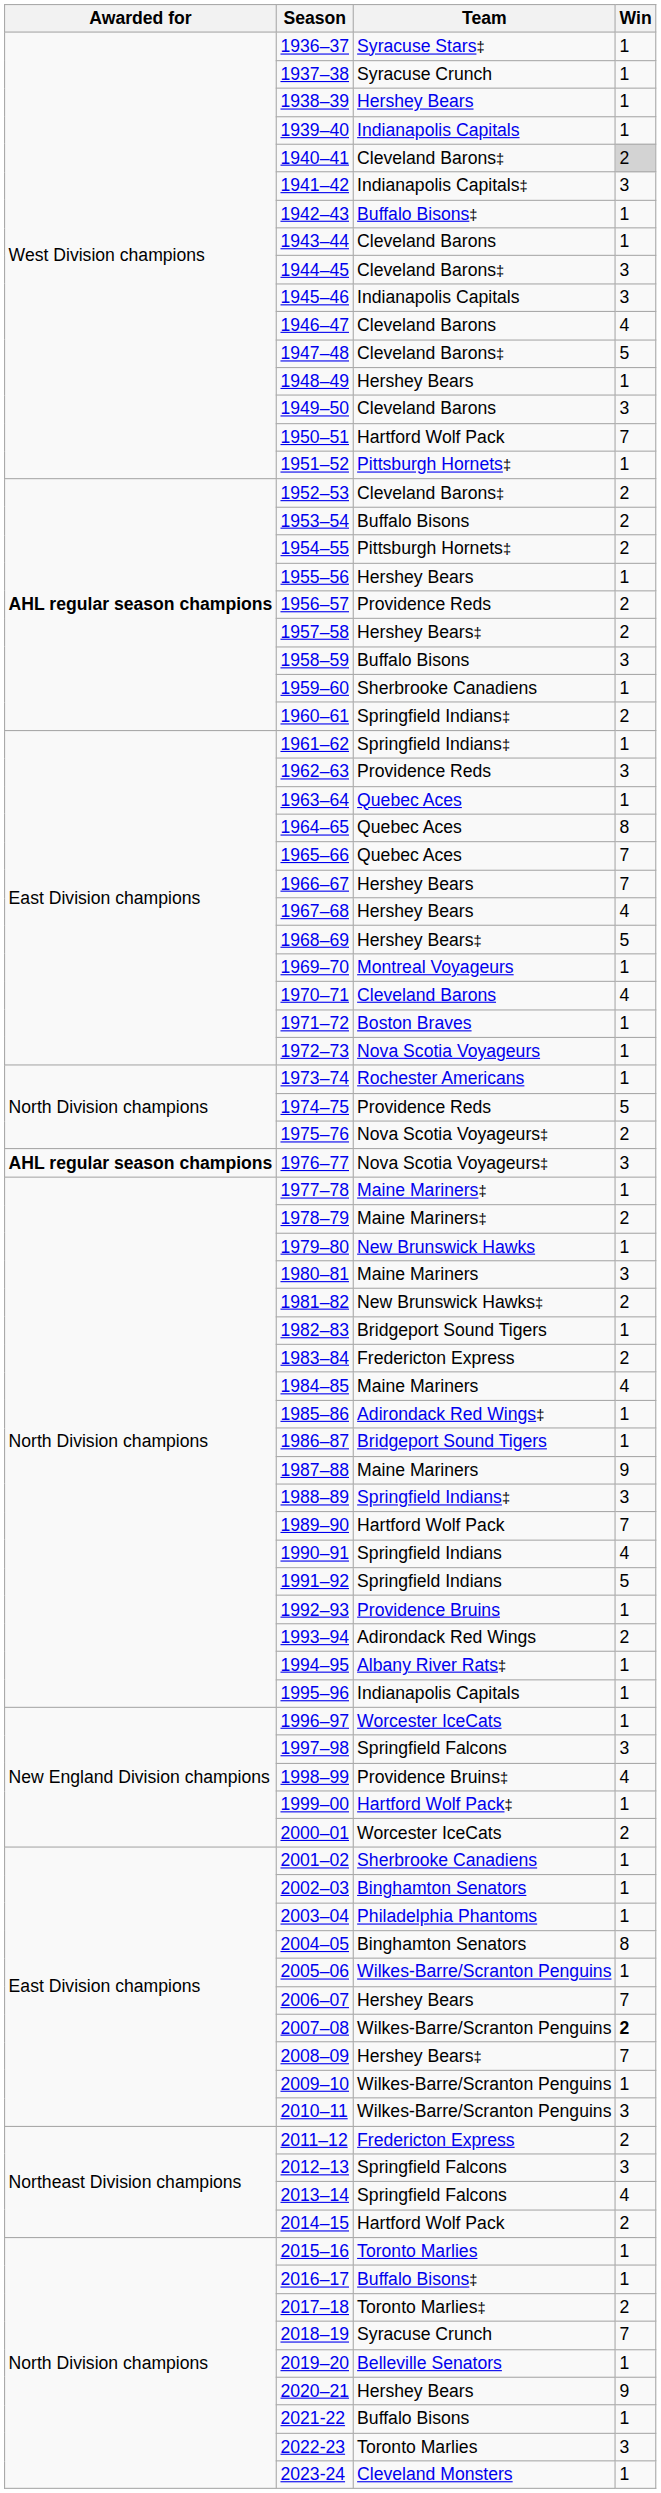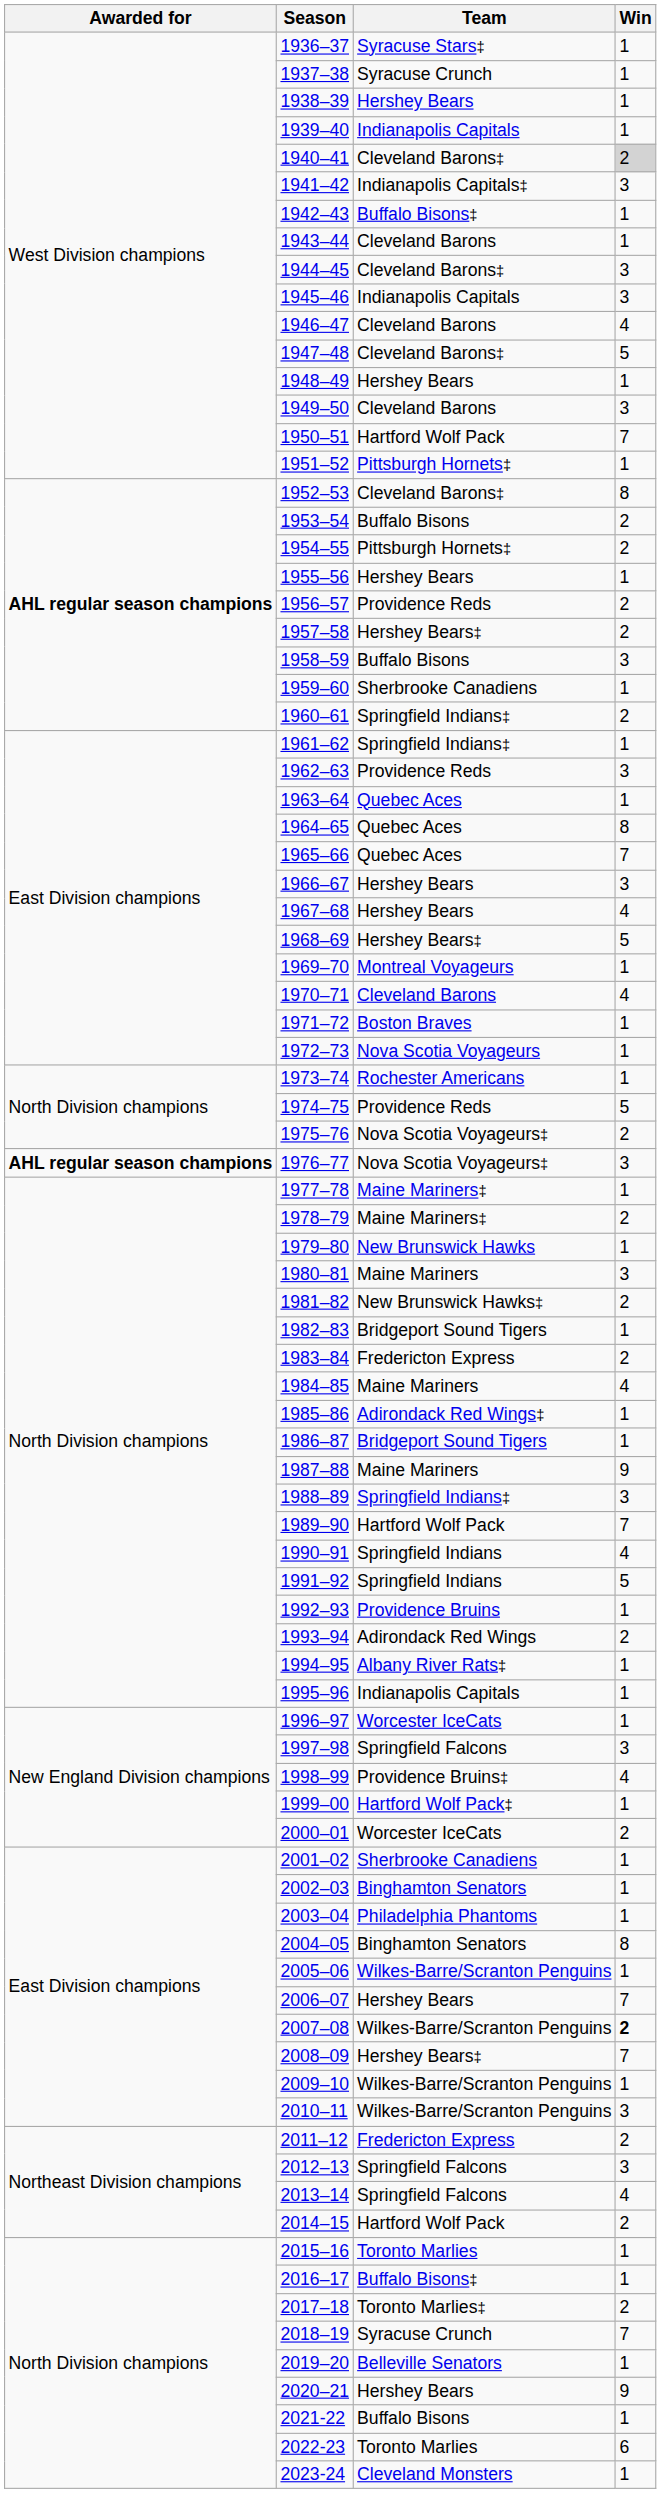(624, 492) 2 -> (624, 492) 8
(624, 883) 7 -> (624, 883) 3
(624, 2446) 3 -> (624, 2446) 6
